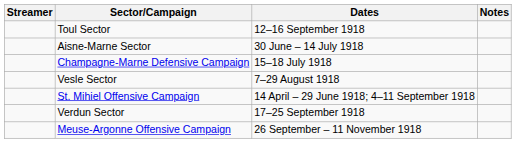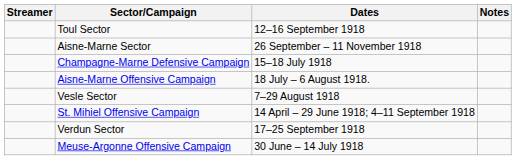(309, 46) 30 June – 14 July 1918 -> (338, 46) 26 September – 11 November 1918
+ row: (137, 79)
(338, 130) 26 September – 11 November 1918 -> (309, 146) 30 June – 14 July 1918
